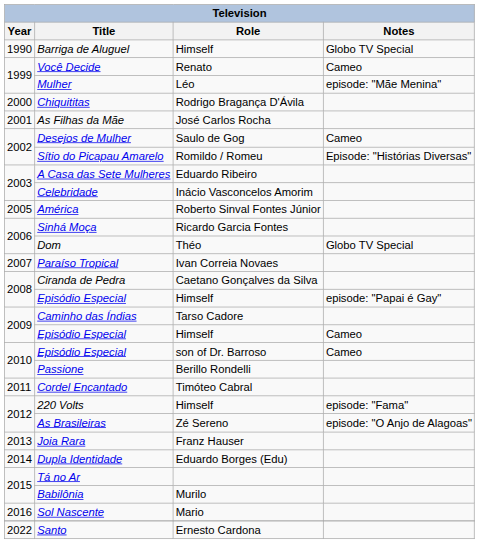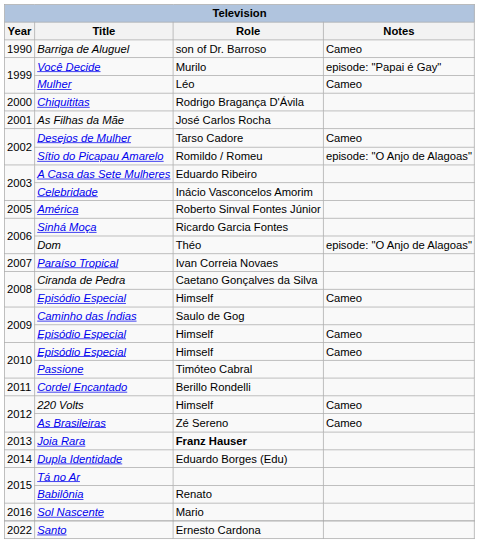(194, 49) Himself -> (221, 49) son of Dr. Barroso
(370, 49) Globo TV Special -> (344, 49) Cameo
(194, 67) Renato -> (191, 67) Murilo
(344, 67) Cameo -> (384, 67) episode: "Papai é Gay"
(384, 85) episode: "Mãe Menina" -> (344, 85) Cameo
(210, 138) Saulo de Gog -> (209, 138) Tarso Cadore
(399, 156) Episode: "Histórias Diversas" -> (399, 156) episode: "O Anjo de Alagoas"
(370, 245) Globo TV Special -> (399, 245) episode: "O Anjo de Alagoas"
(384, 298) episode: "Papai é Gay" -> (344, 298) Cameo
(209, 316) Tarso Cadore -> (210, 316) Saulo de Gog
(221, 352) son of Dr. Barroso -> (194, 352) Himself
(213, 370) Berillo Rondelli -> (214, 370) Timóteo Cabral
(214, 387) Timóteo Cabral -> (213, 387) Berillo Rondelli
(367, 405) episode: "Fama" -> (344, 405) Cameo
(399, 423) episode: "O Anjo de Alagoas" -> (344, 423) Cameo
(210, 441) normal -> (211, 441) bold
(191, 494) Murilo -> (194, 494) Renato
